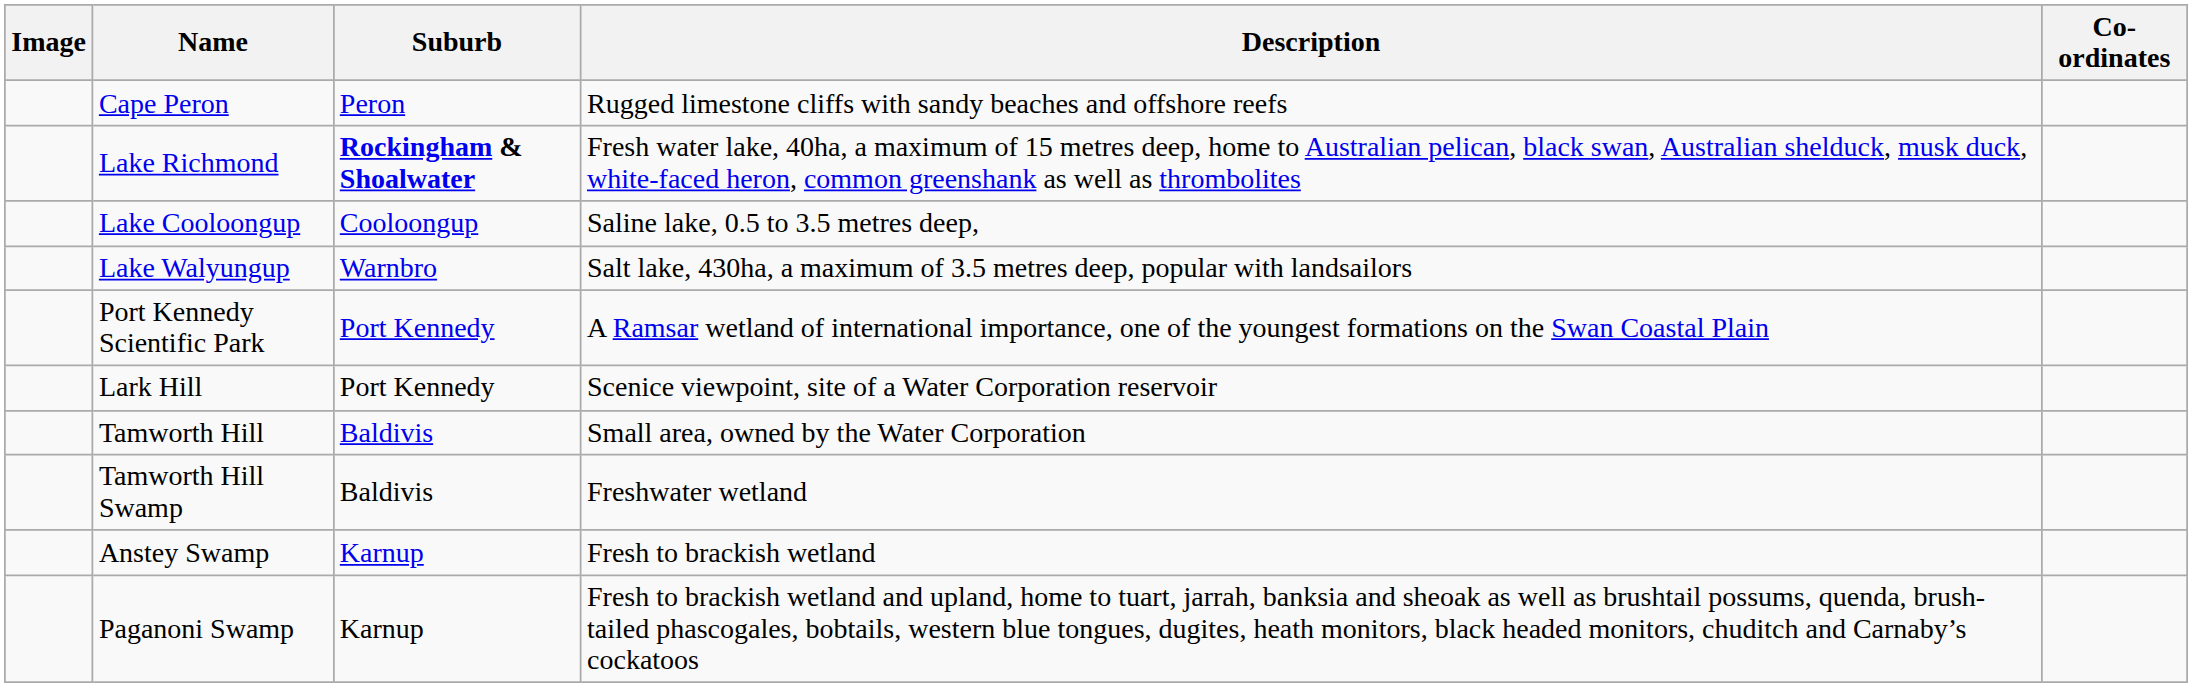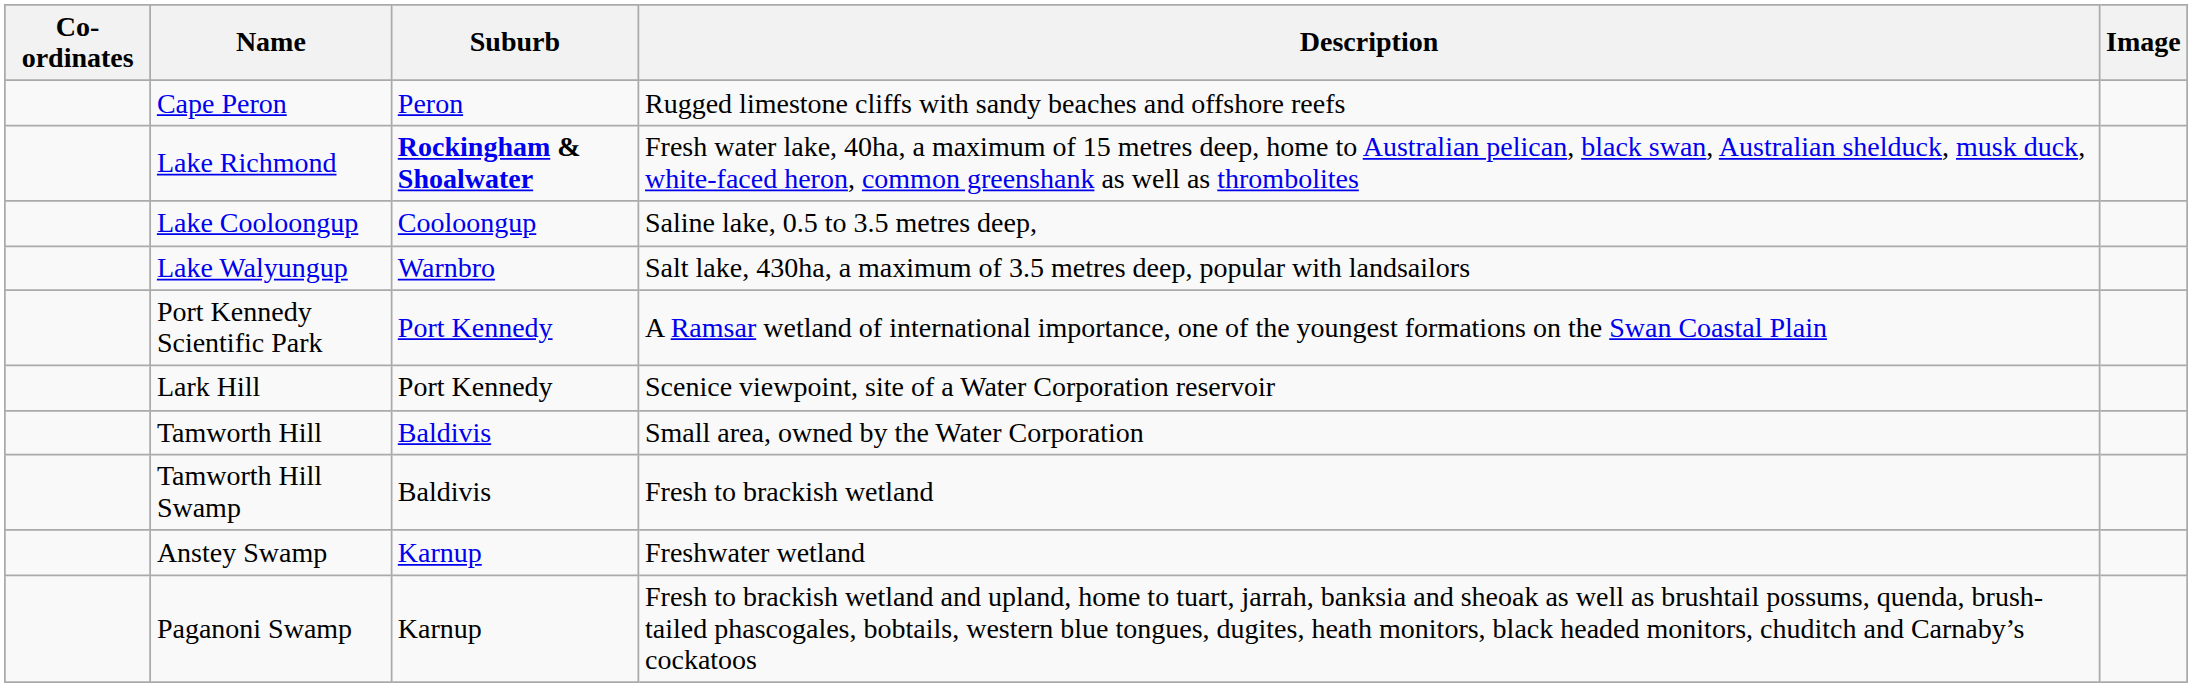columns swapped: (49, 42) <-> (2114, 42)
(697, 492) Freshwater wetland -> (789, 492) Fresh to brackish wetland
(731, 552) Fresh to brackish wetland -> (755, 552) Freshwater wetland
